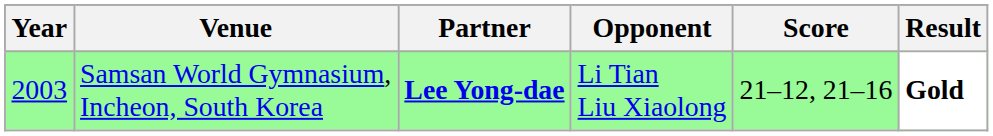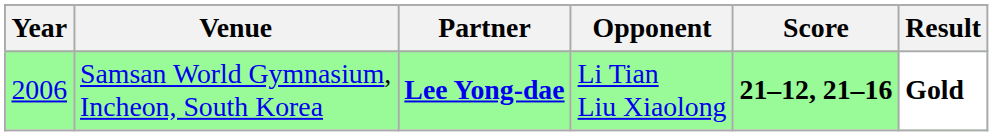(39, 90) 2003 -> (39, 90) 2006
(816, 90) normal -> (816, 90) bold
